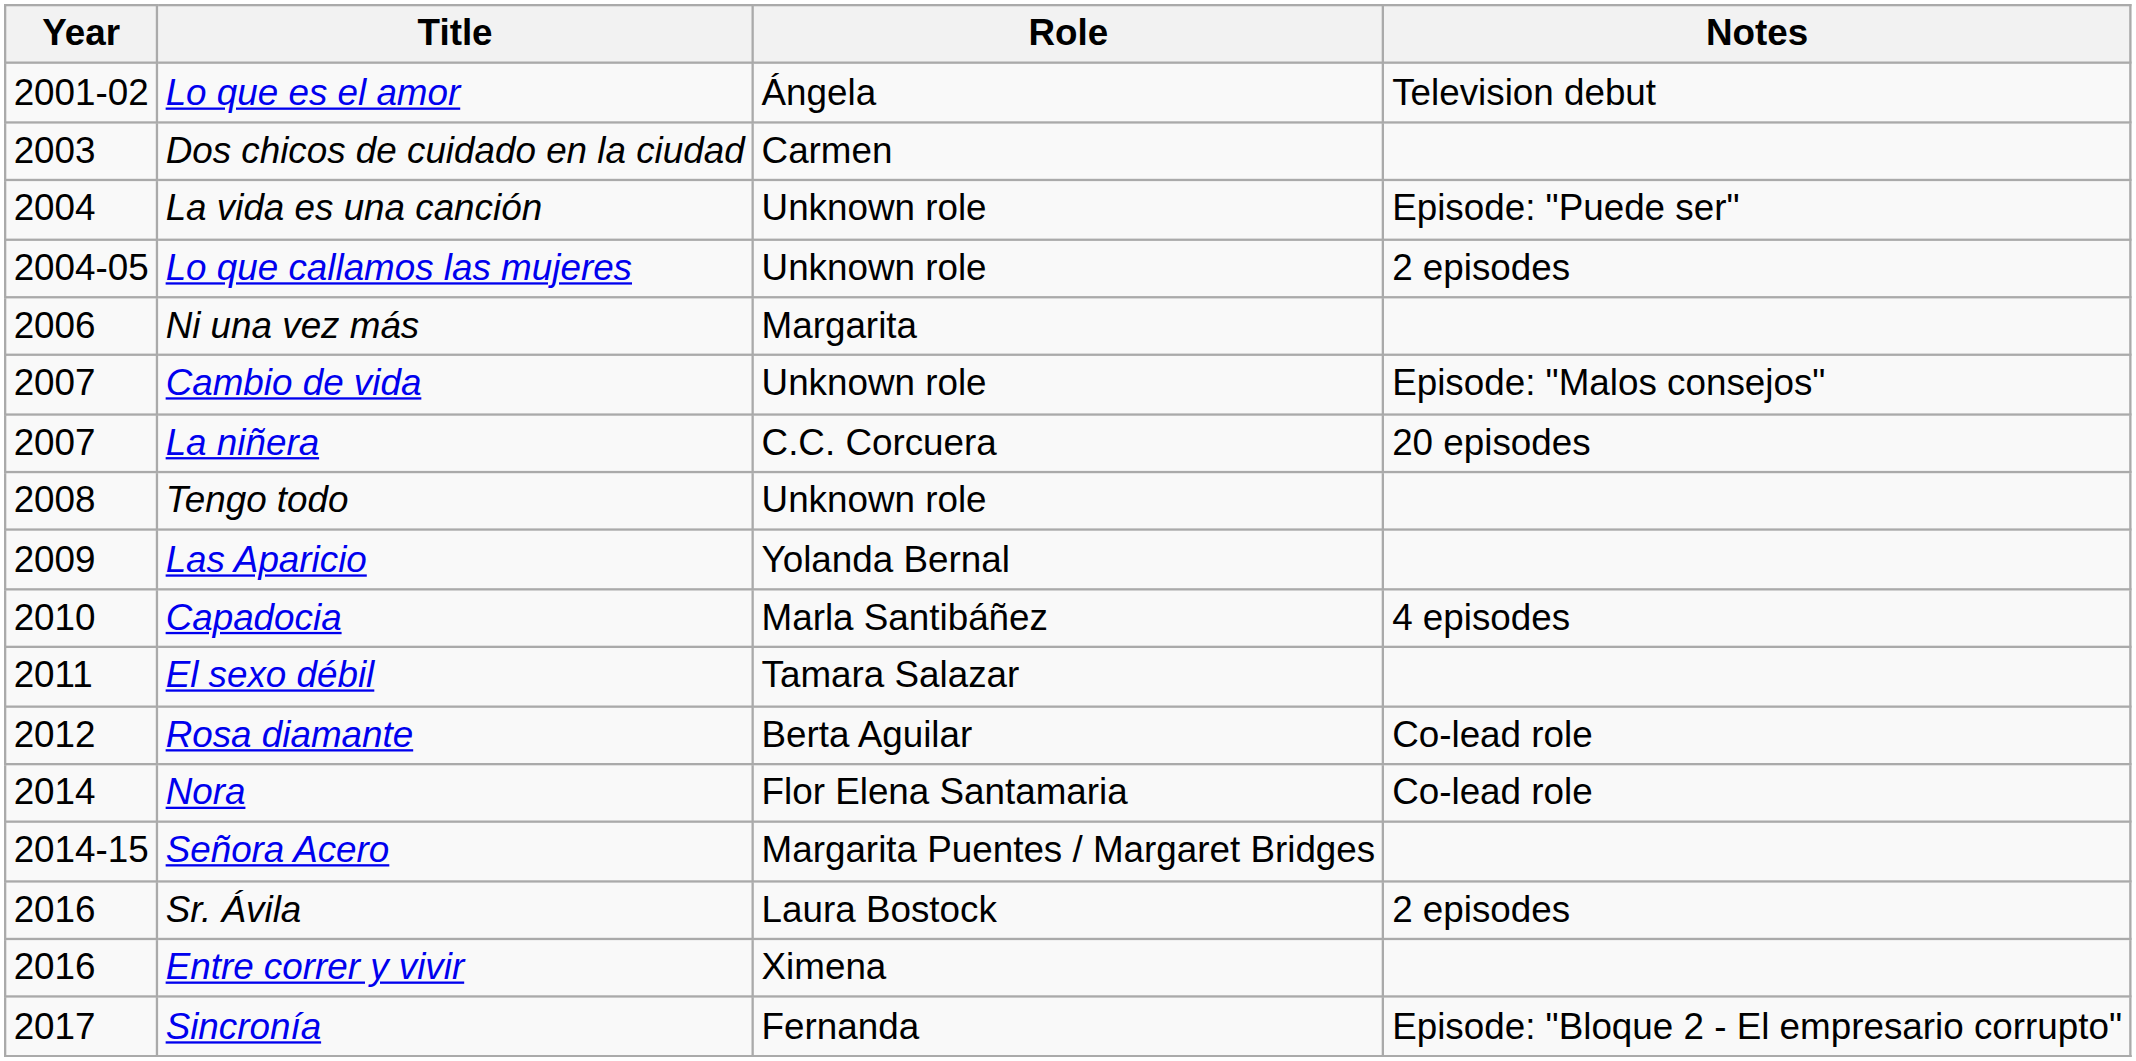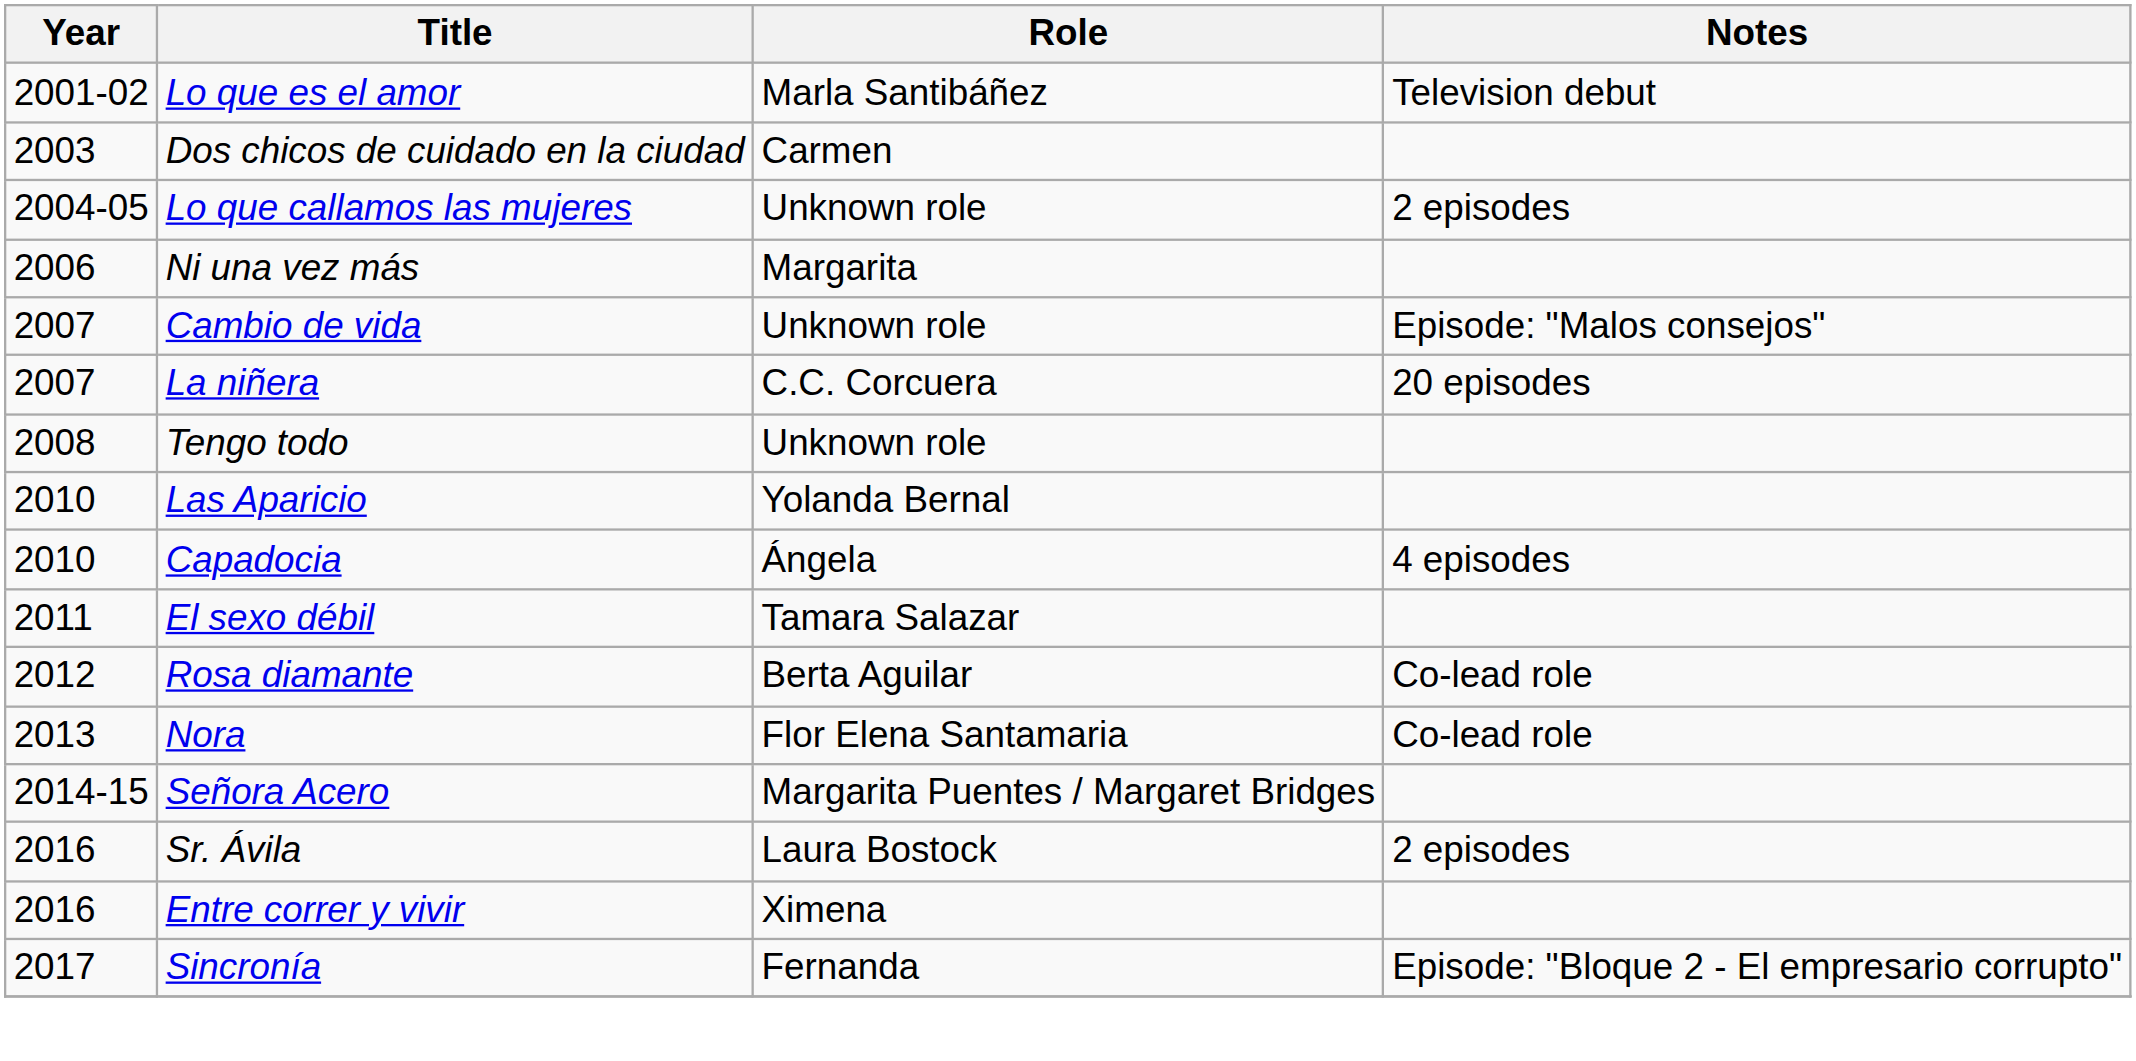(819, 92) Ángela -> (905, 92) Marla Santibáñez
- row: (354, 208)
(55, 558) 2009 -> (55, 500) 2010
(905, 617) Marla Santibáñez -> (819, 558) Ángela
(55, 792) 2014 -> (55, 734) 2013
